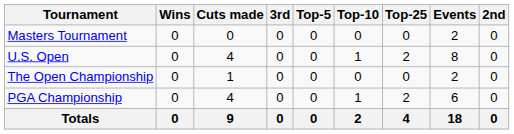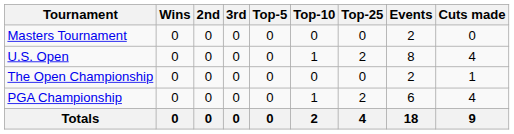columns swapped: (494, 14) <-> (230, 14)
